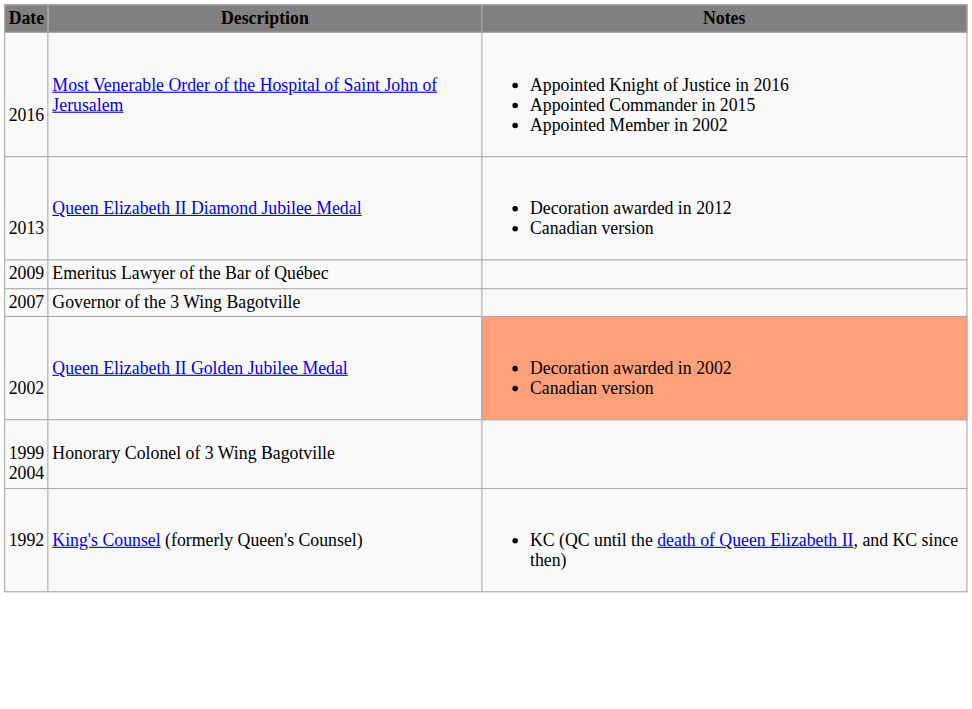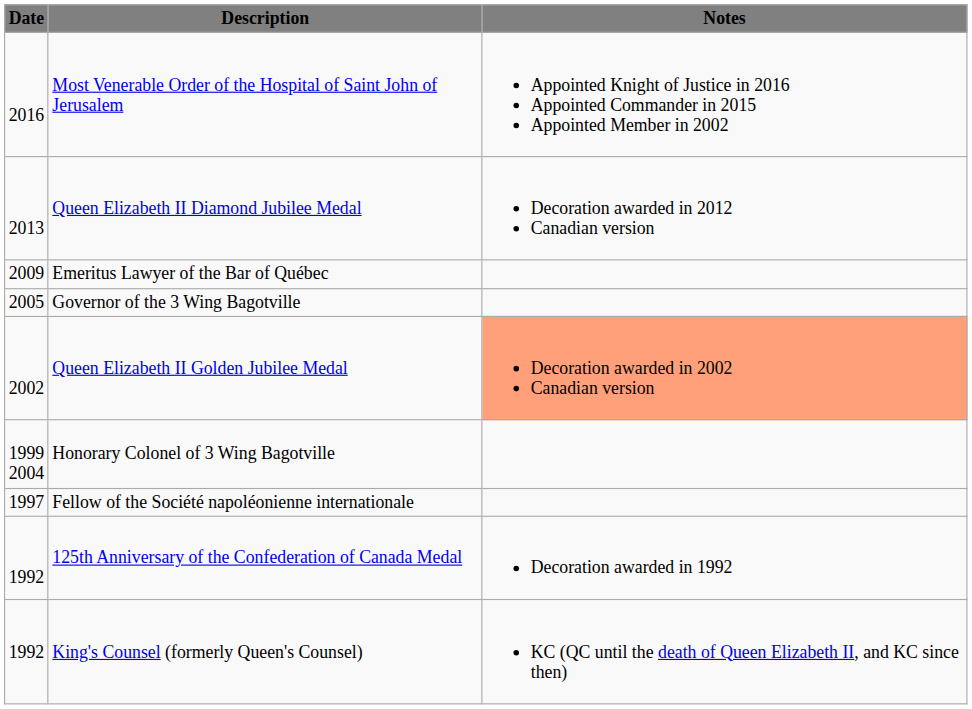(26, 302) 2007 -> (26, 302) 2005
+ row: (233, 502)
+ row: (257, 558)
